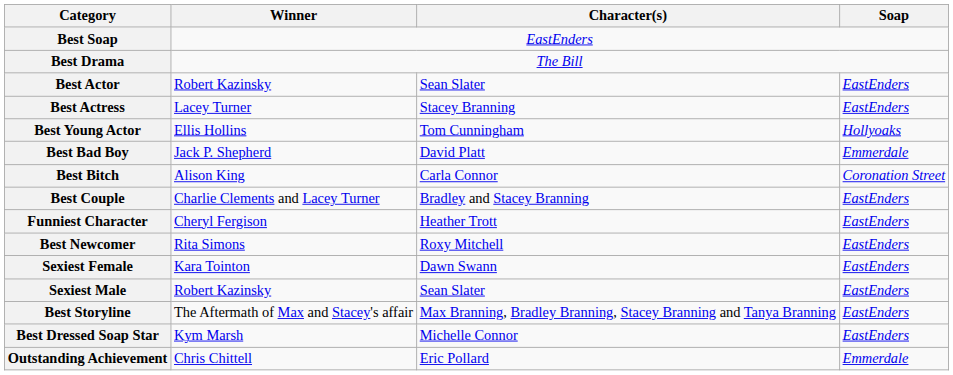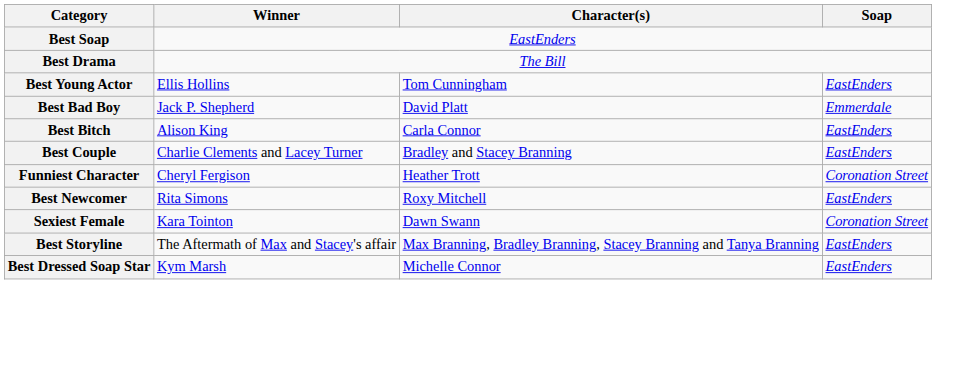- row: (88, 84)
- row: (88, 107)
(872, 130) Hollyoaks -> (859, 84) EastEnders
(894, 175) Coronation Street -> (859, 130) EastEnders
(876, 221) EastEnders -> (877, 175) Coronation Street
(876, 267) EastEnders -> (877, 221) Coronation Street
- row: (88, 289)
- row: (88, 358)
